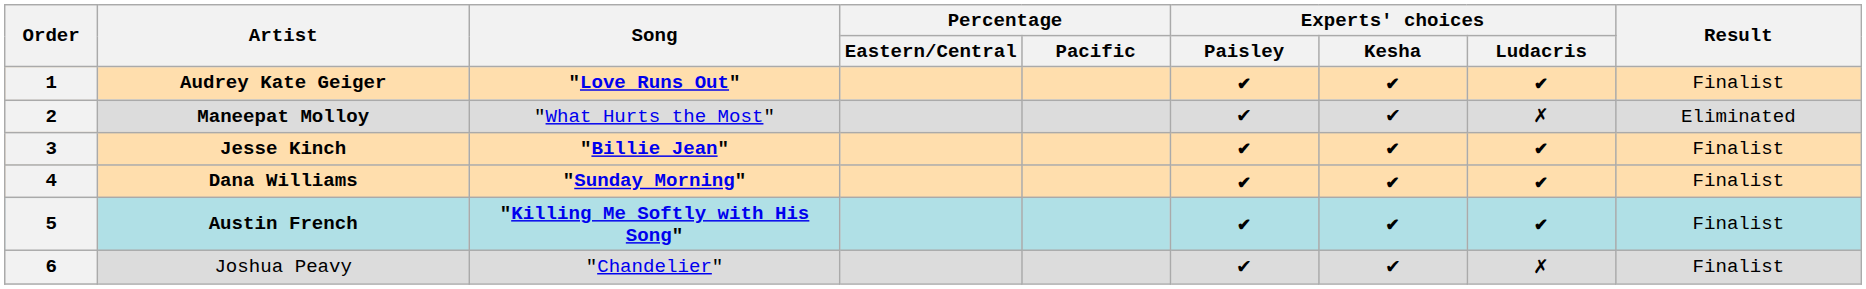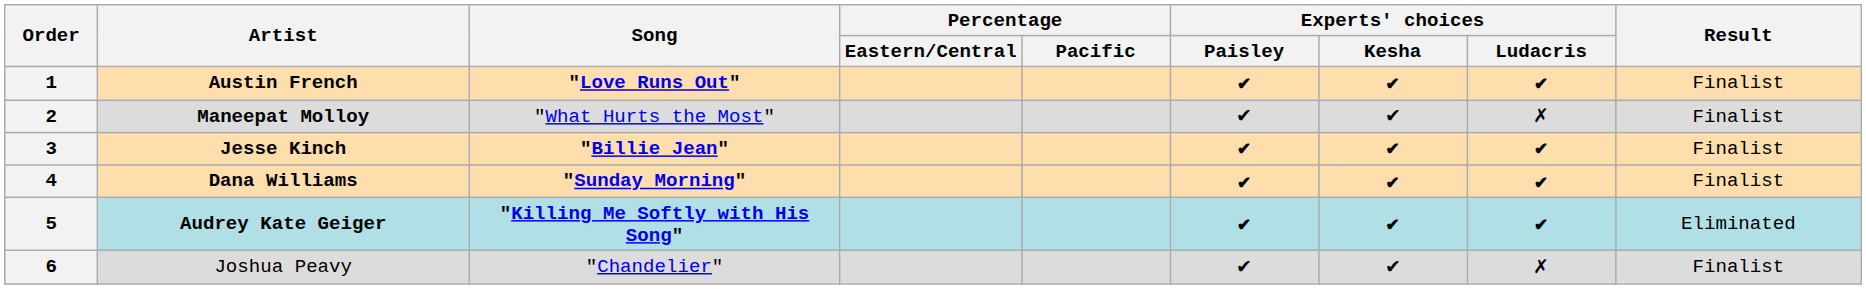(283, 83) Audrey Kate Geiger -> (283, 83) Austin French
(1738, 116) Eliminated -> (1738, 116) Finalist
(283, 224) Austin French -> (283, 224) Audrey Kate Geiger
(1738, 224) Finalist -> (1738, 224) Eliminated
